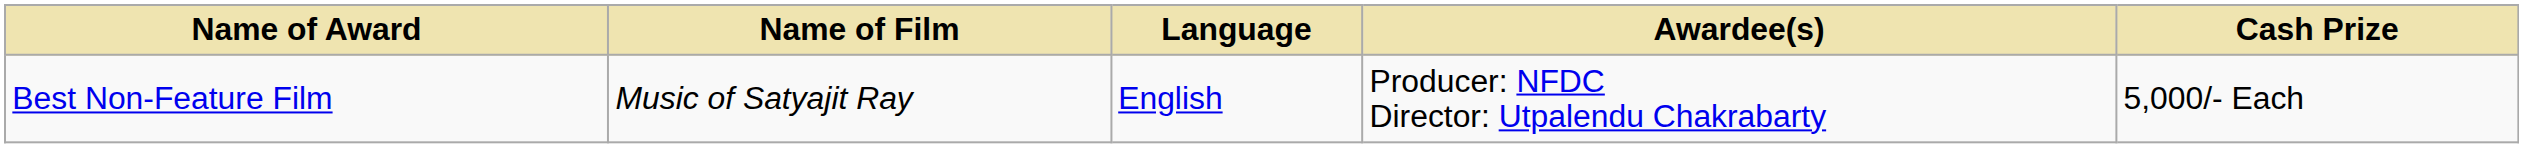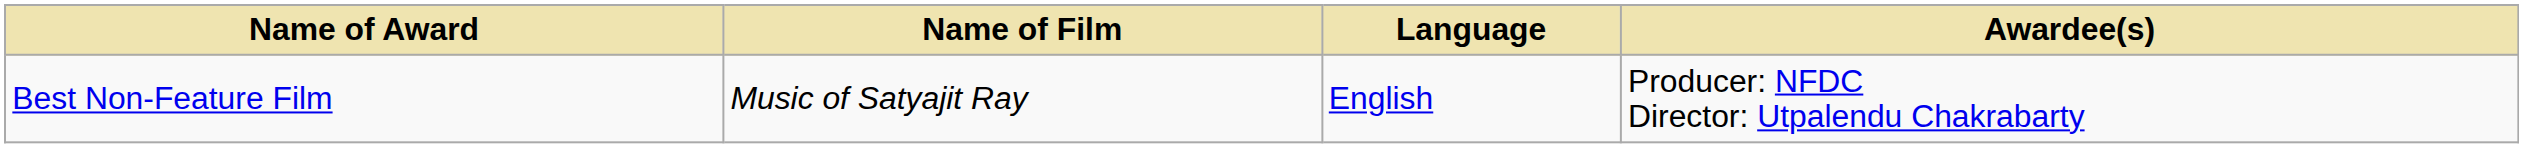- column: (2317, 29)
